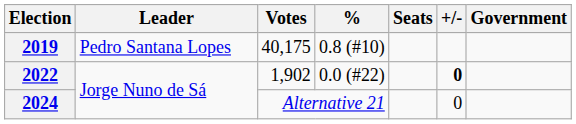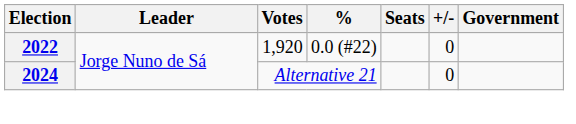- row: (40, 47)
(291, 75) 1,902 -> (283, 47) 1,920
(458, 75) bold -> (450, 47) normal
